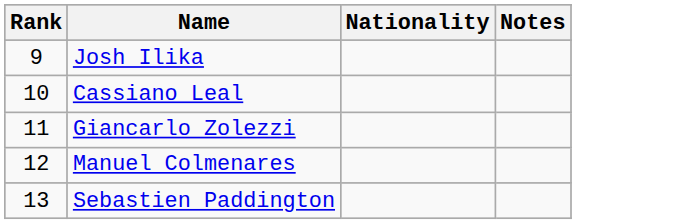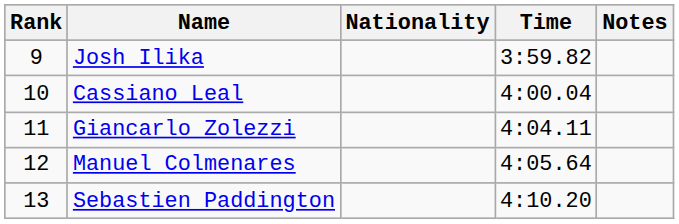+ column: (546, 23)
